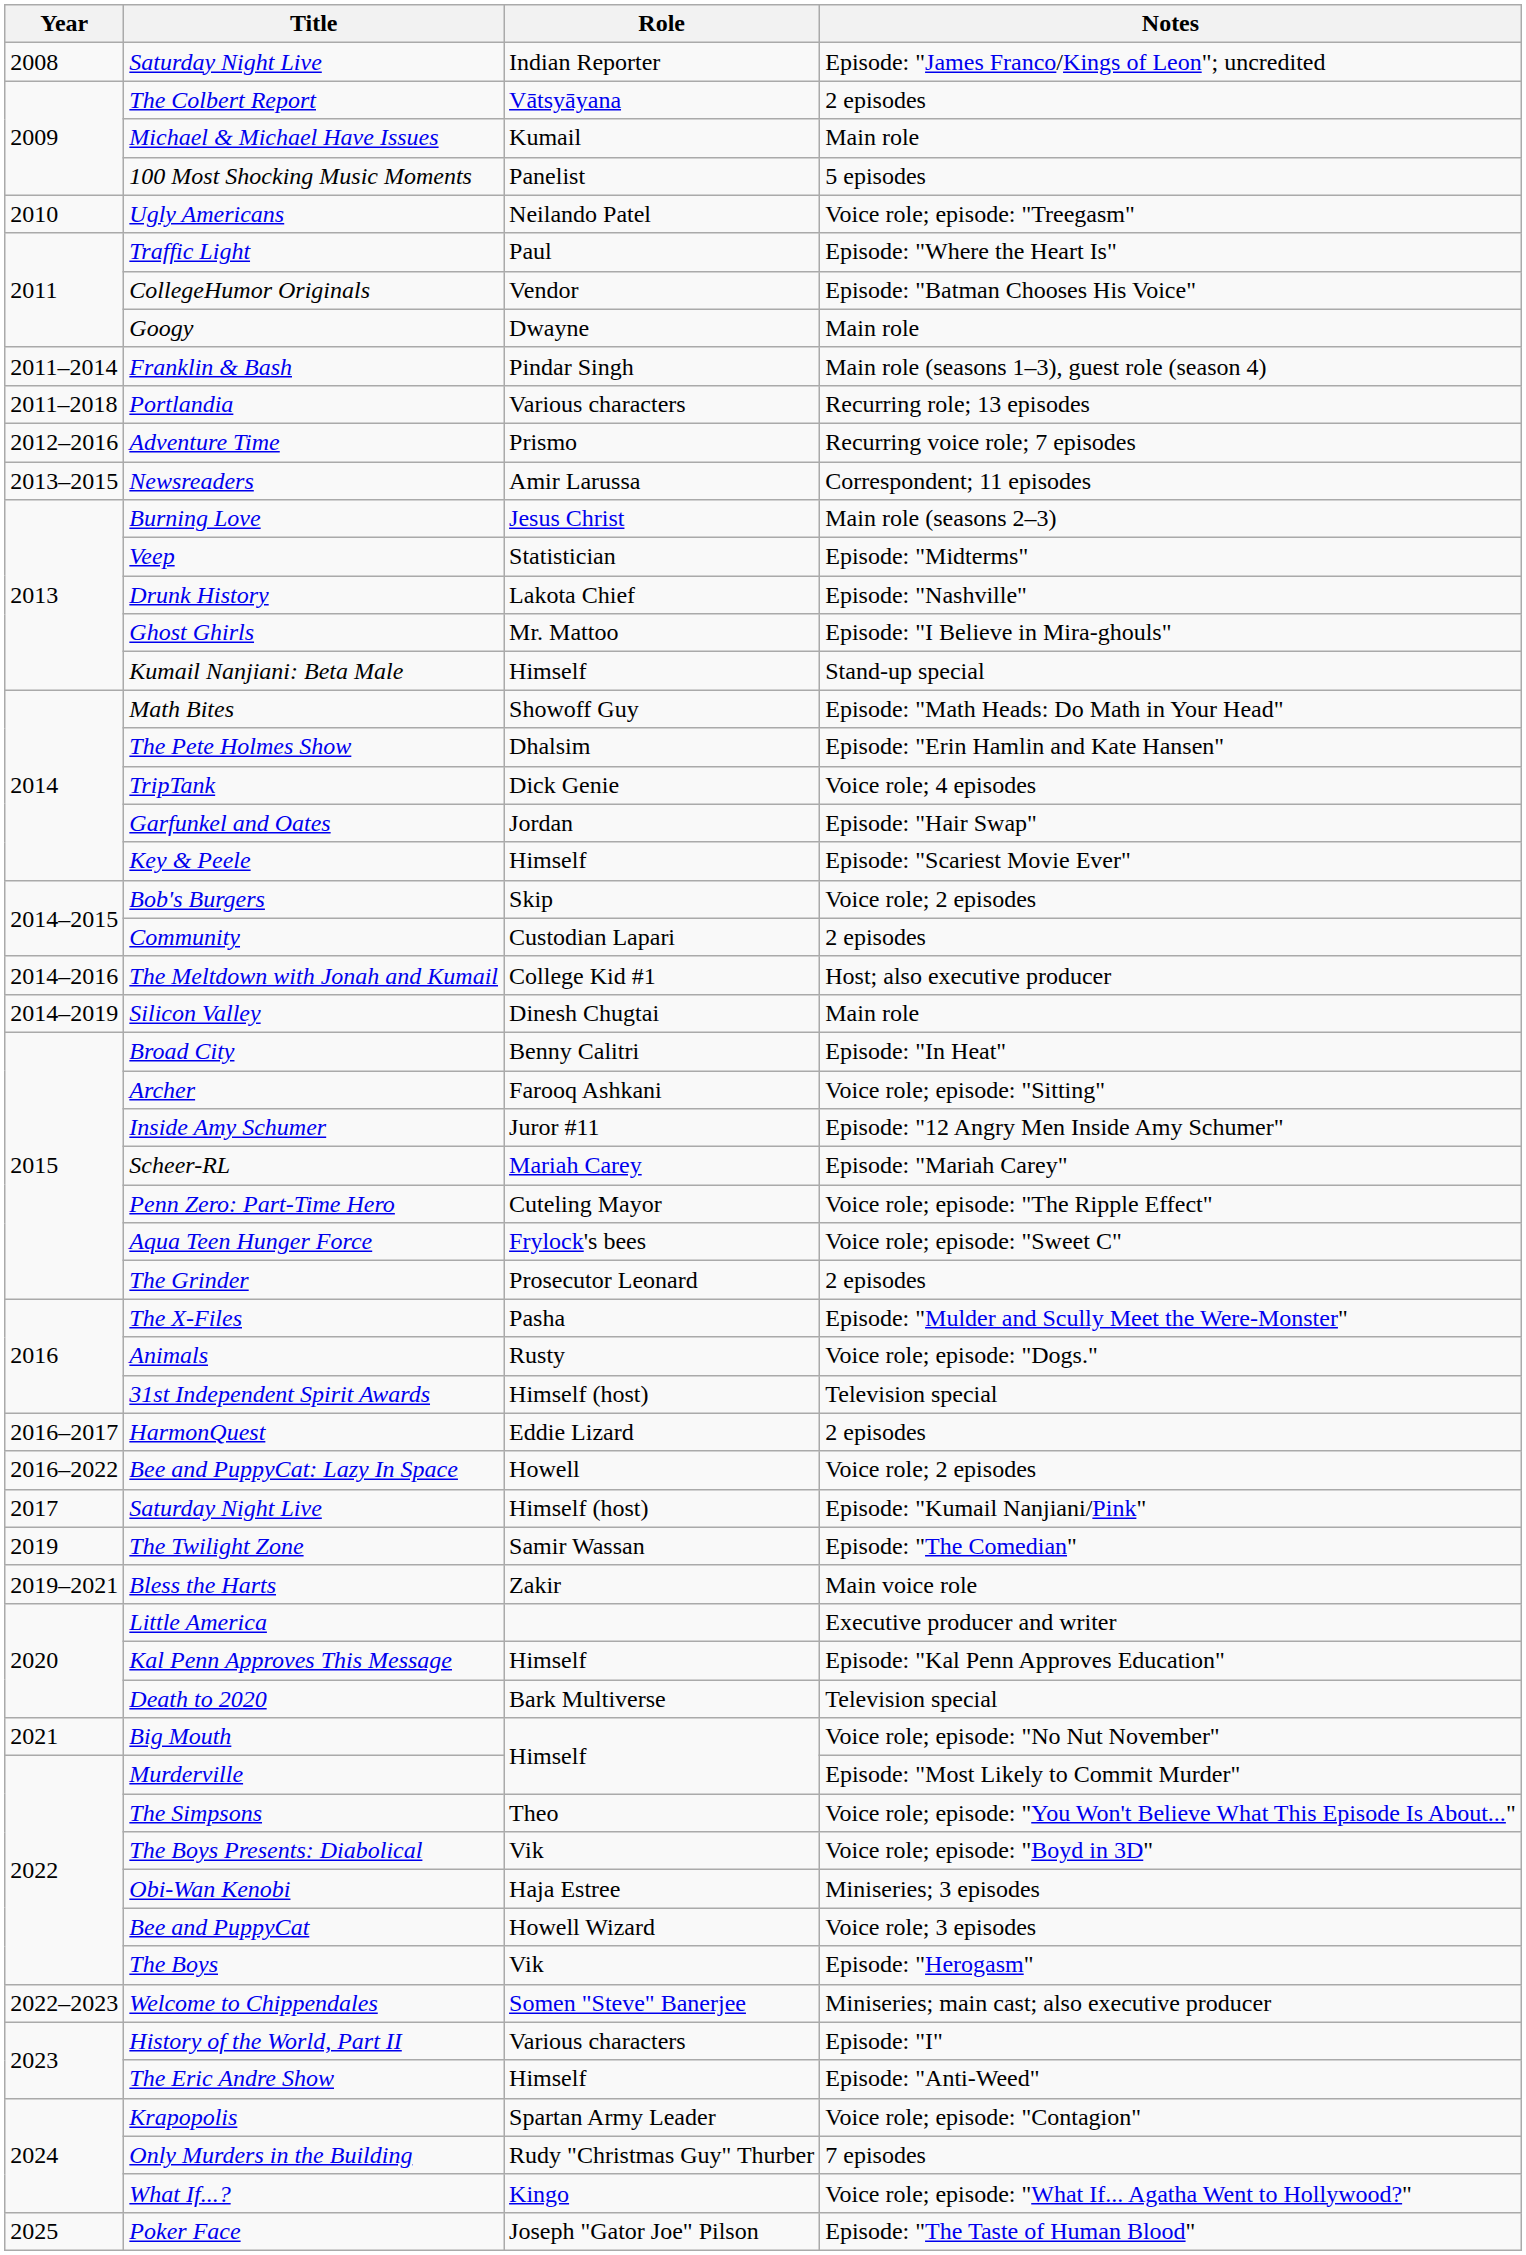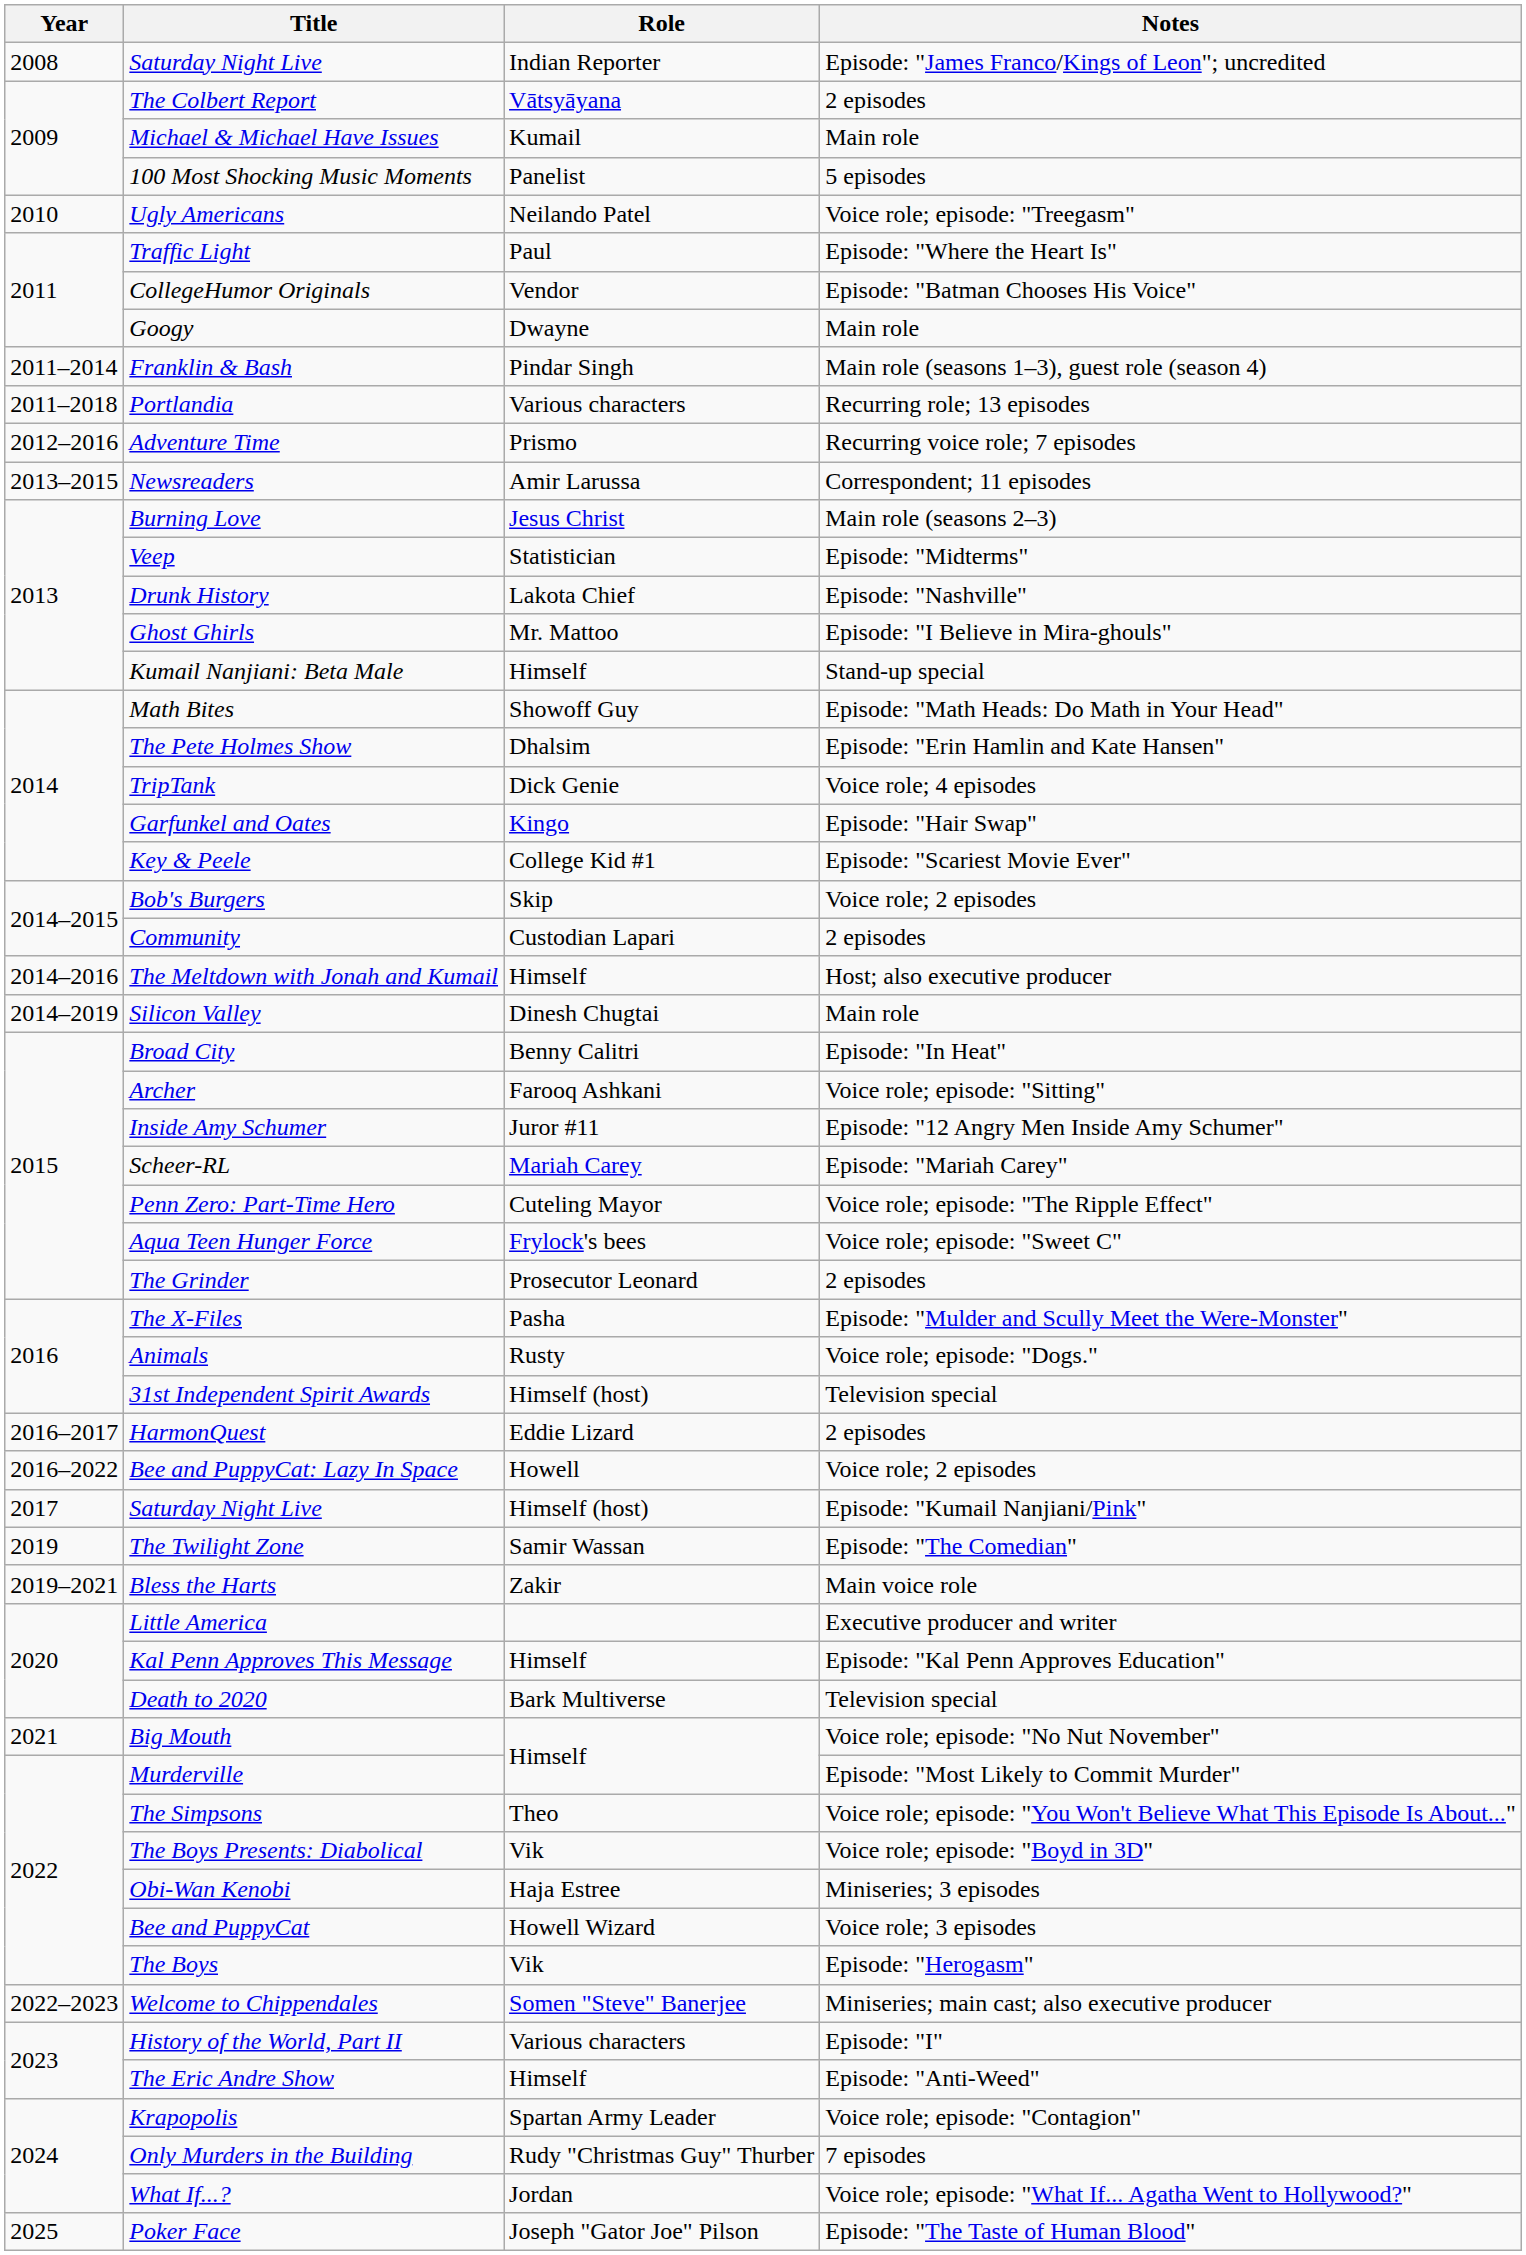(541, 822) Jordan -> (539, 822) Kingo
(548, 860) Himself -> (582, 860) College Kid #1
(582, 975) College Kid #1 -> (548, 975) Himself
(539, 2193) Kingo -> (541, 2193) Jordan
